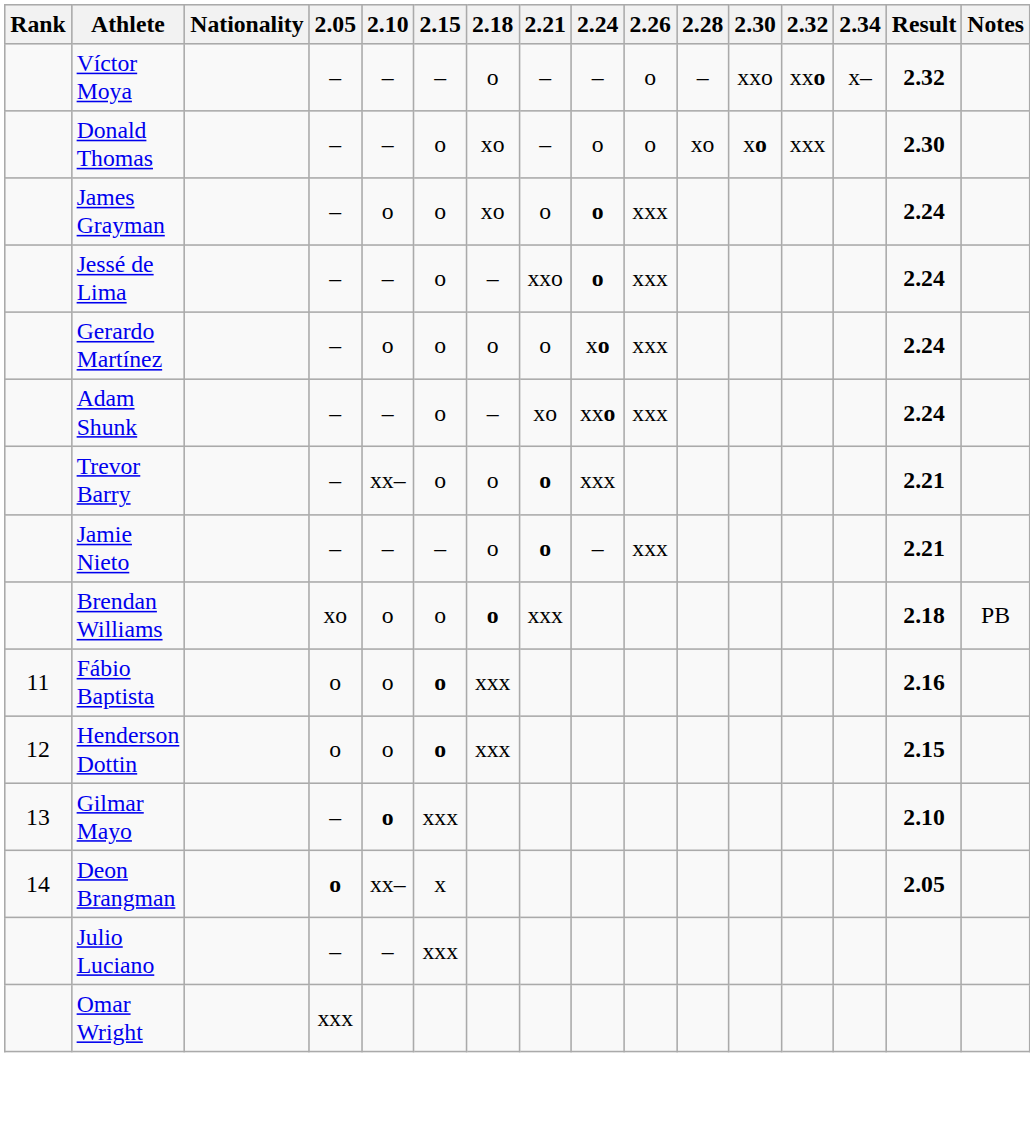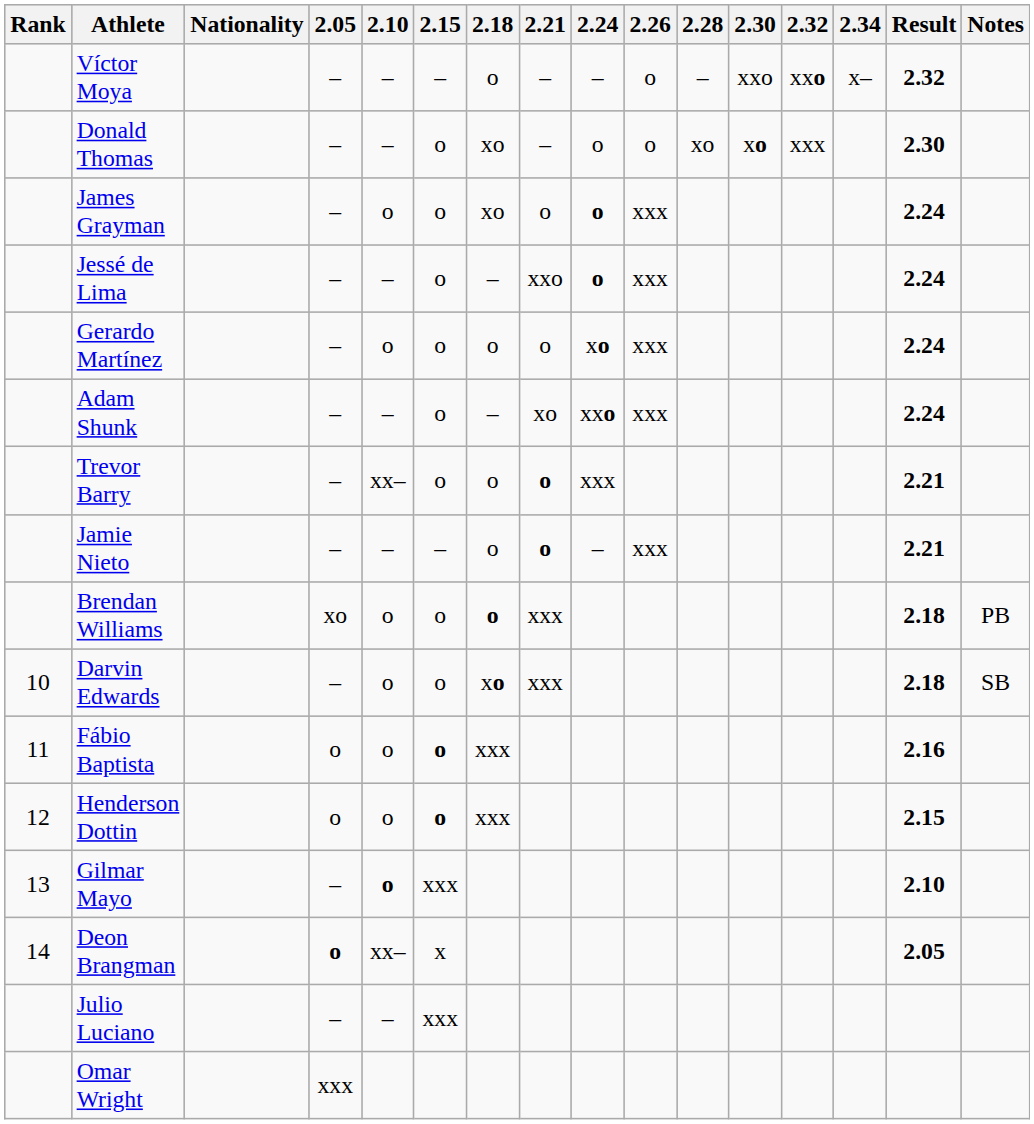+ row: (118, 681)
